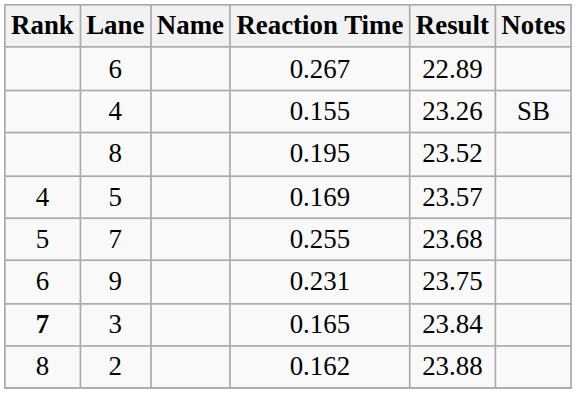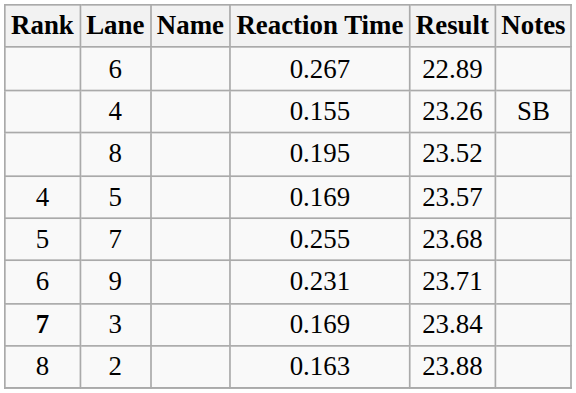(452, 281) 23.75 -> (452, 281) 23.71
(320, 324) 0.165 -> (320, 324) 0.169
(320, 366) 0.162 -> (320, 366) 0.163
